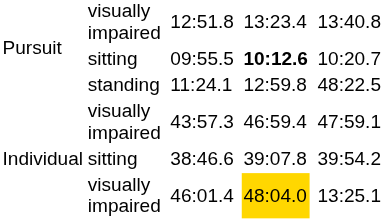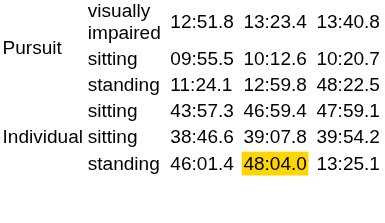(276, 58) bold -> (275, 58) normal
(124, 121) visually impaired -> (113, 111) sitting
(124, 195) visually impaired -> (124, 163) standing
